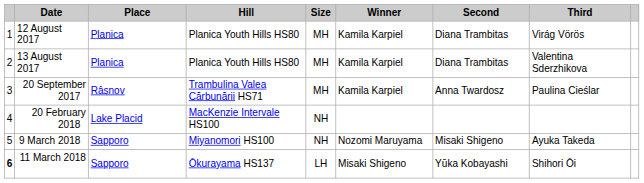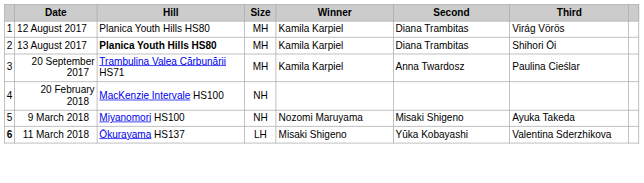- column: (137, 12)
(244, 62) normal -> (158, 45) bold
(560, 62) Valentina Sderzhikova -> (534, 45) Shihori Ōi
(554, 163) Shihori Ōi -> (562, 134) Valentina Sderzhikova
